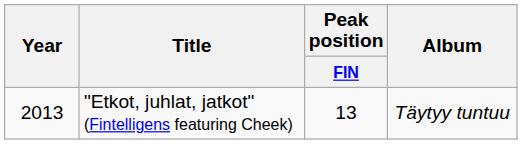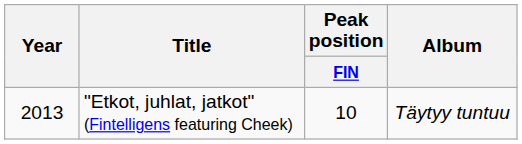(346, 113) 13 -> (346, 113) 10
